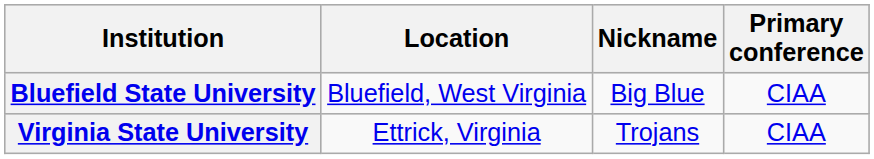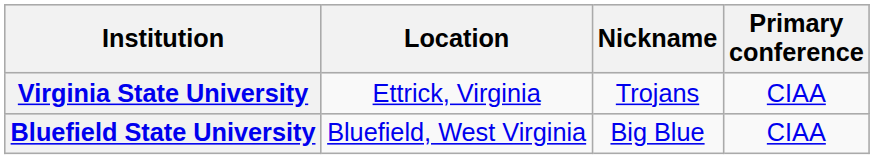rows swapped: (163, 93) <-> (163, 133)
